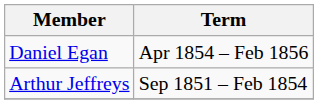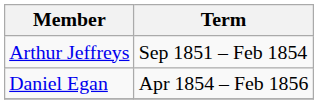rows swapped: (69, 83) <-> (59, 51)
